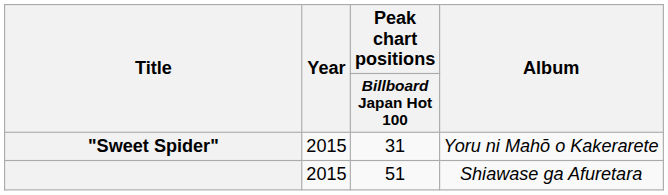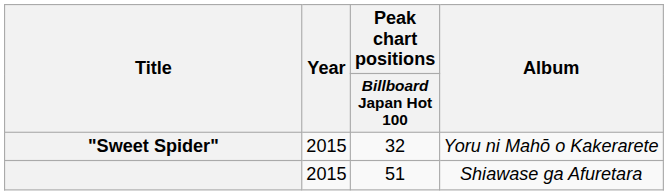(395, 146) 31 -> (395, 146) 32
